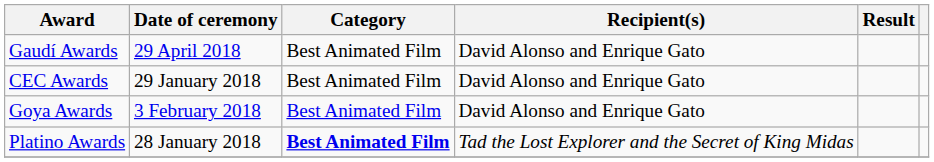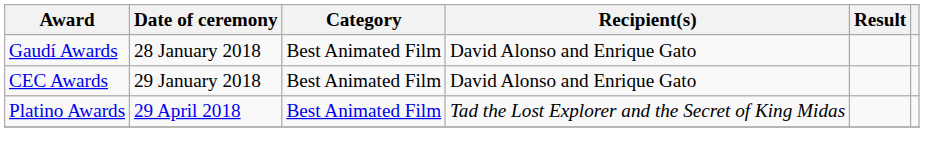(187, 50) 29 April 2018 -> (197, 50) 28 January 2018
- row: (61, 111)
(197, 141) 28 January 2018 -> (187, 111) 29 April 2018
(368, 141) bold -> (364, 111) normal
